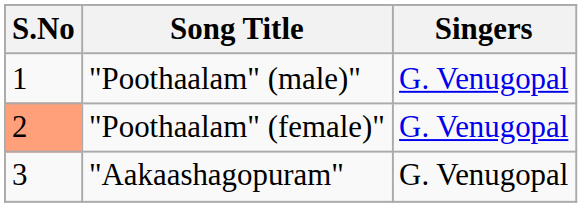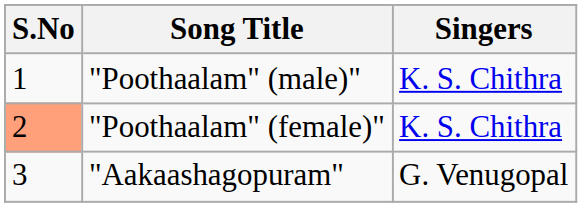(484, 77) G. Venugopal -> (481, 77) K. S. Chithra
(484, 126) G. Venugopal -> (481, 126) K. S. Chithra
